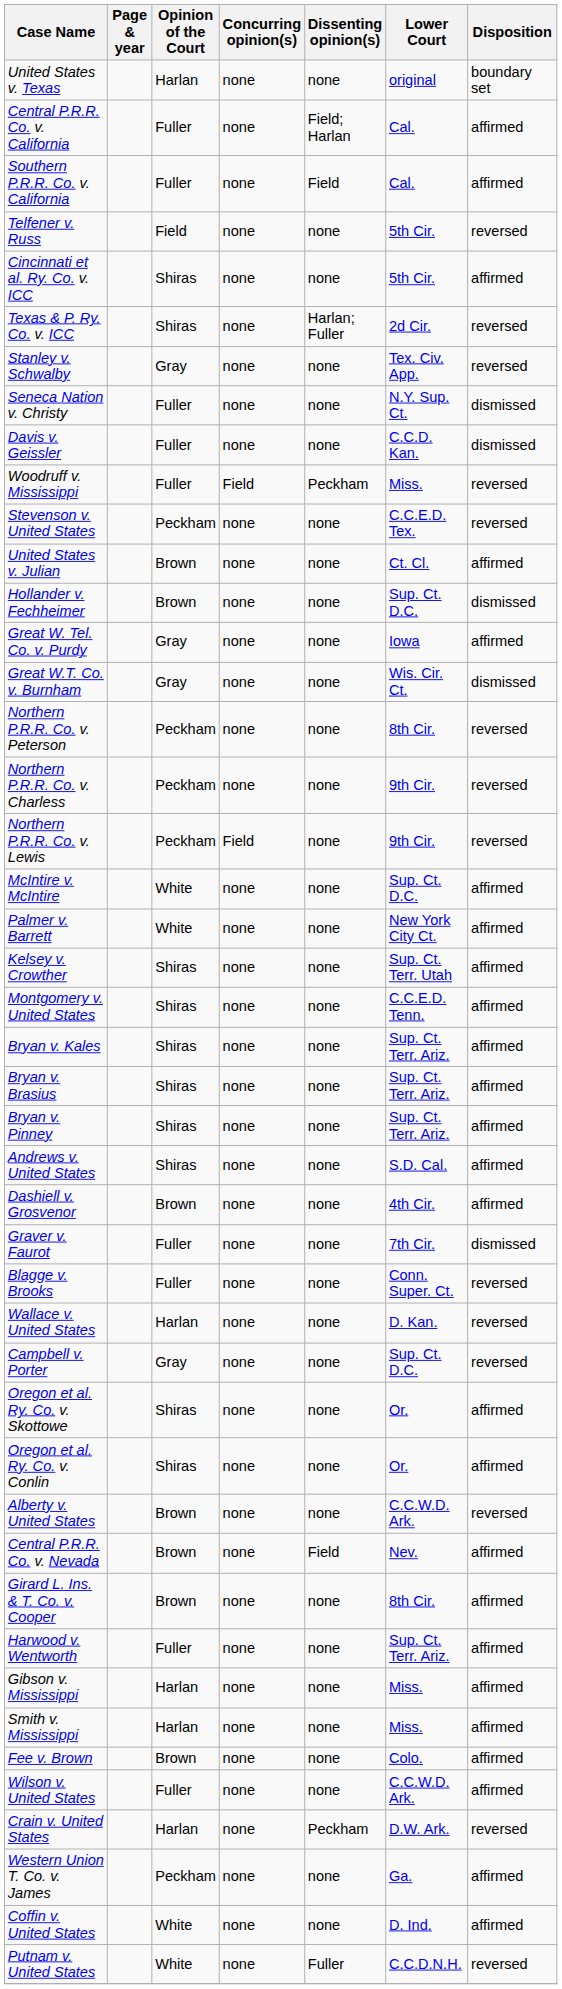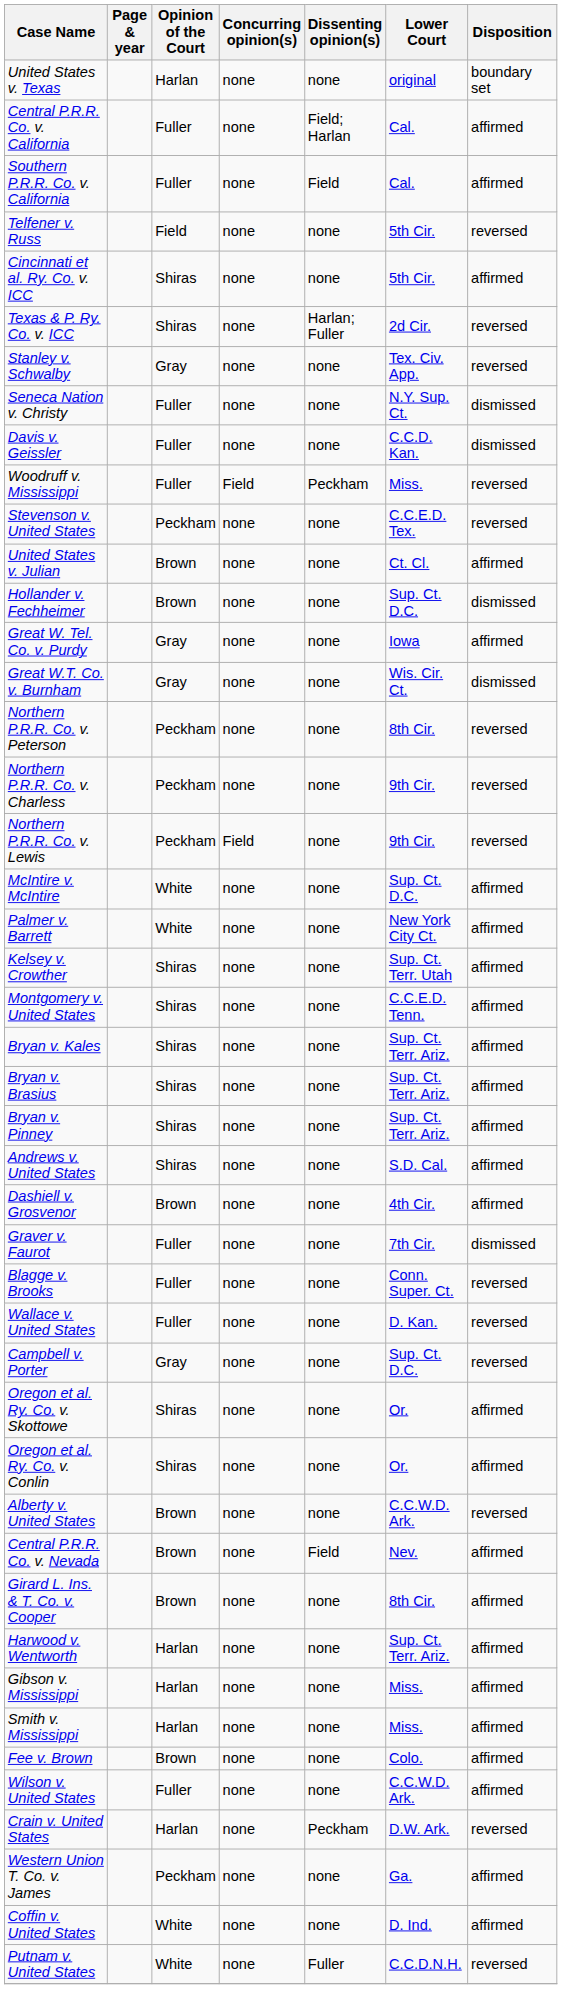(177, 1323) Harlan -> (173, 1323) Fuller
(173, 1648) Fuller -> (177, 1648) Harlan
